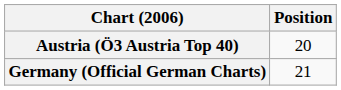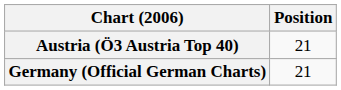(303, 44) 20 -> (303, 44) 21
